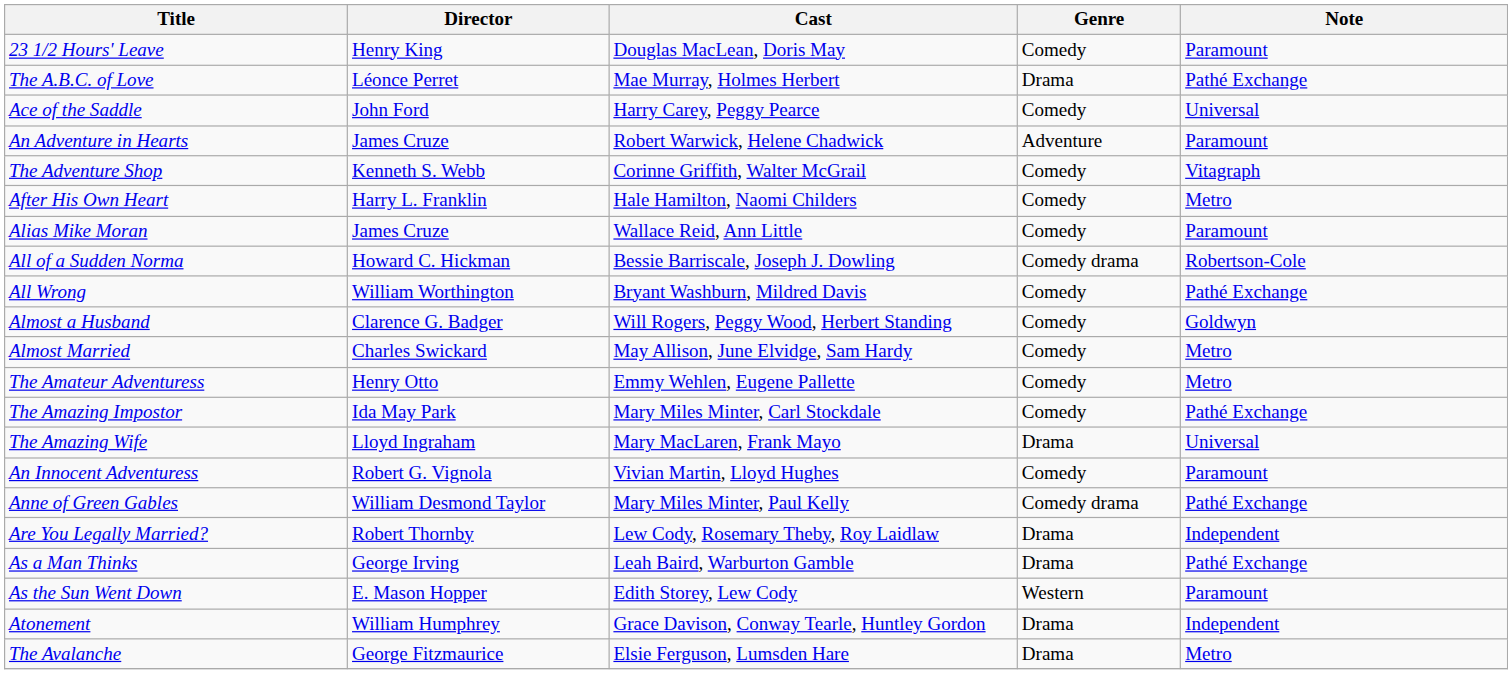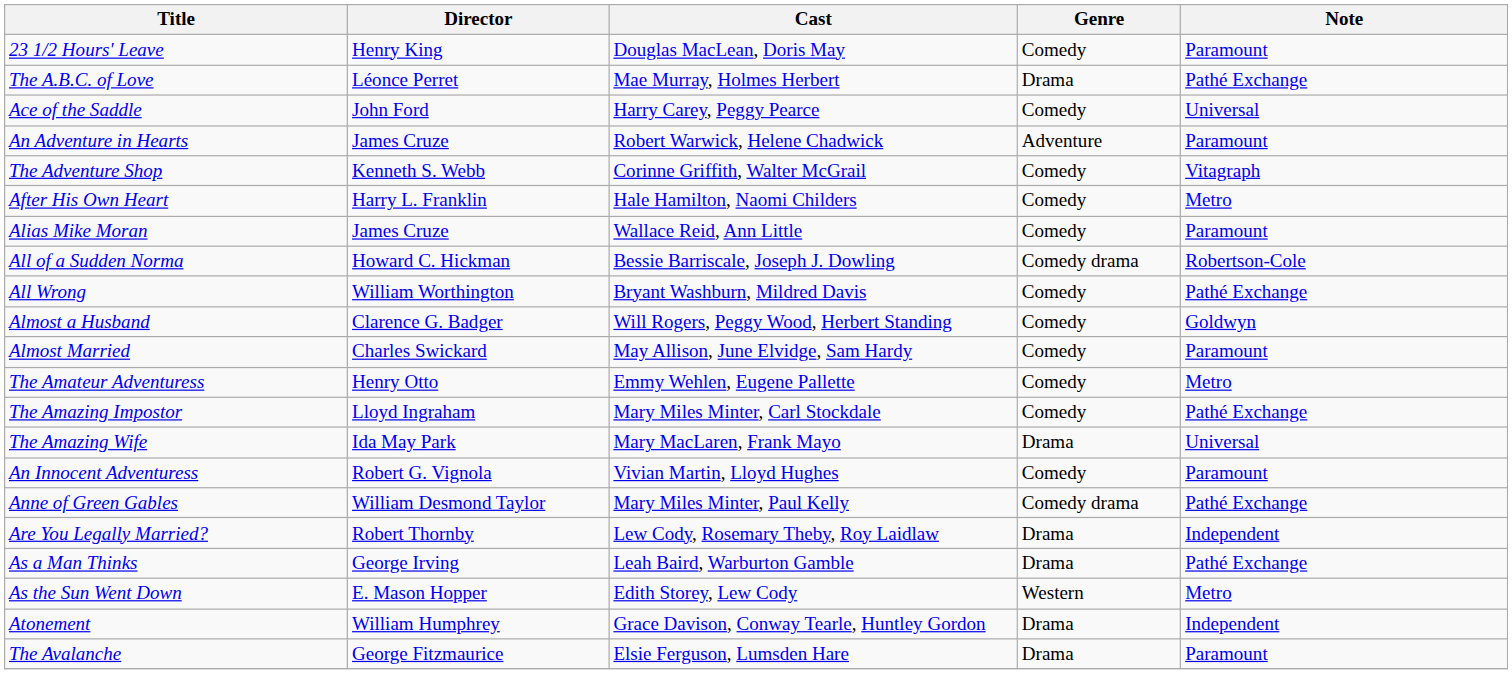(1208, 351) Metro -> (1226, 351) Paramount
(404, 412) Ida May Park -> (414, 412) Lloyd Ingraham
(414, 442) Lloyd Ingraham -> (404, 442) Ida May Park
(1226, 593) Paramount -> (1208, 593) Metro
(1208, 653) Metro -> (1226, 653) Paramount
